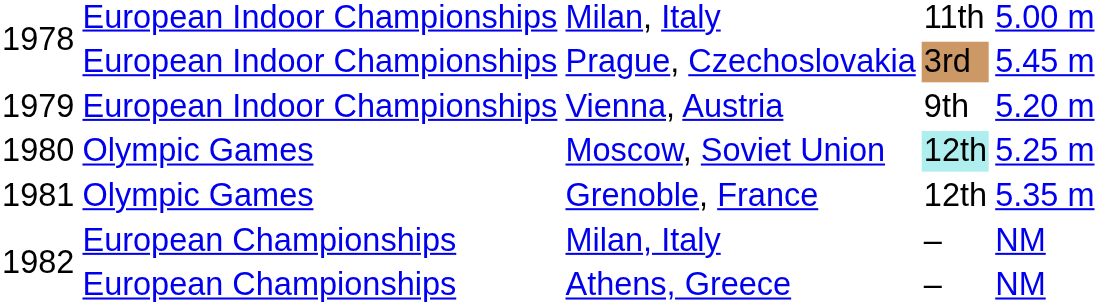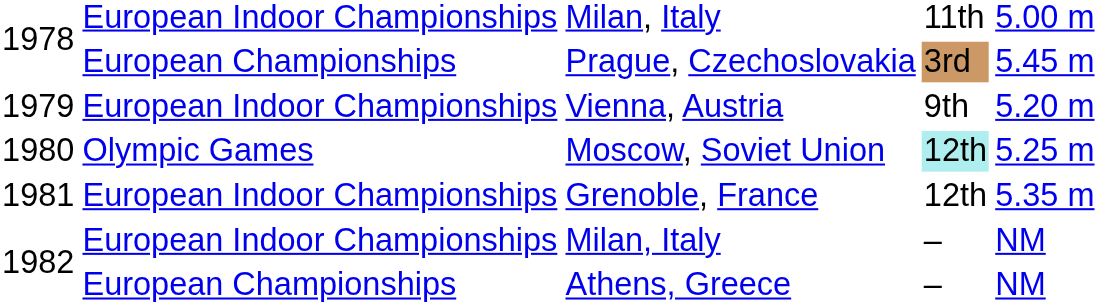(320, 61) European Indoor Championships -> (269, 61) European Championships
(198, 195) Olympic Games -> (320, 195) European Indoor Championships
(269, 240) European Championships -> (320, 240) European Indoor Championships
